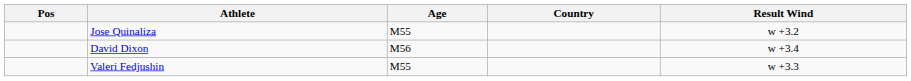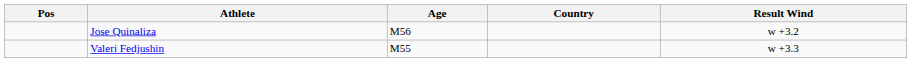(400, 31) M55 -> (400, 31) M56
- row: (119, 48)
